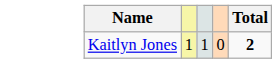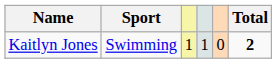+ column: (141, 18)
